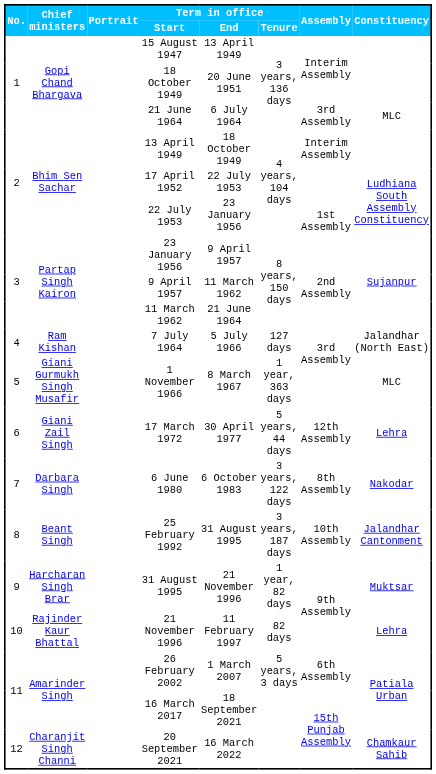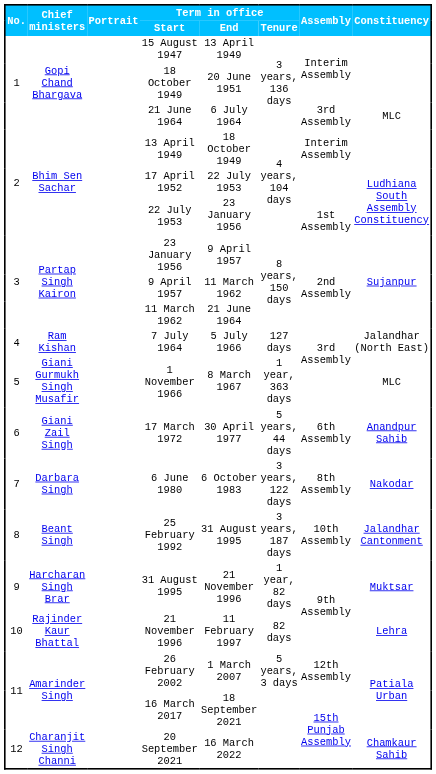(326, 433) 12th Assembly -> (326, 433) 6th Assembly
(392, 433) Lehra -> (392, 433) Anandpur Sahib
(326, 671) 6th Assembly -> (326, 671) 12th Assembly
